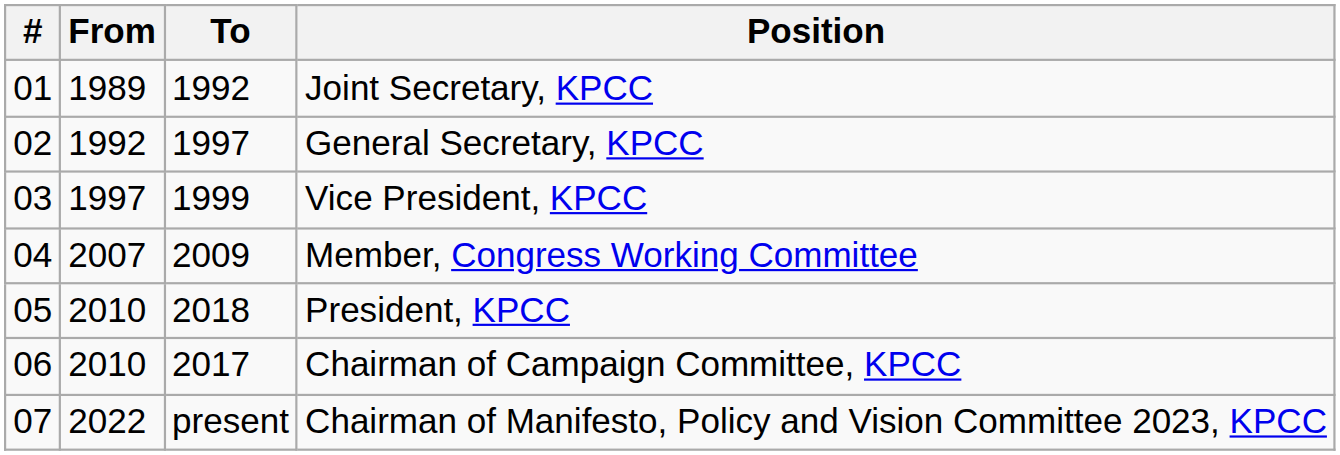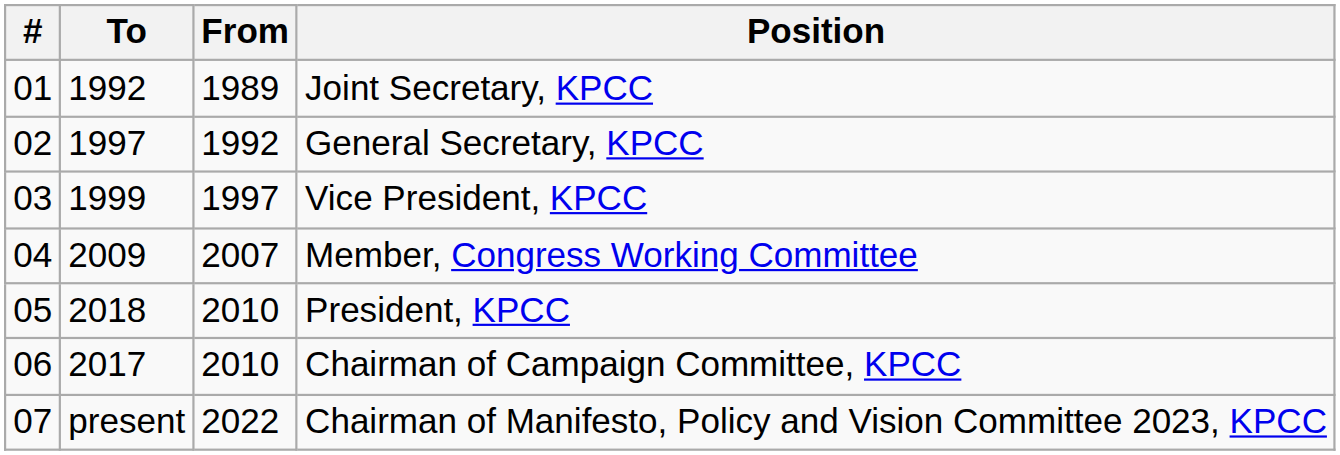columns swapped: (112, 32) <-> (230, 32)
